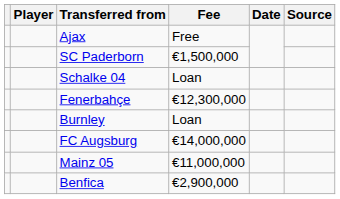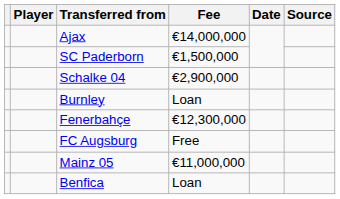(186, 36) Free -> (209, 36) €14,000,000
(187, 78) Loan -> (205, 78) €2,900,000
rows swapped: (95, 99) <-> (82, 120)
(209, 141) €14,000,000 -> (186, 141) Free
(205, 183) €2,900,000 -> (187, 183) Loan
